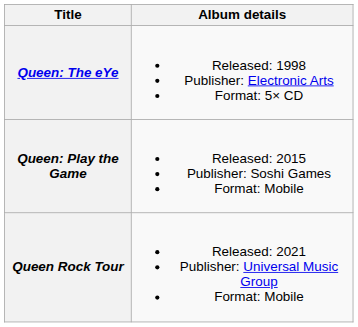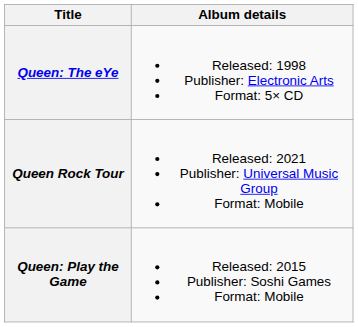rows swapped: (68, 166) <-> (68, 267)
